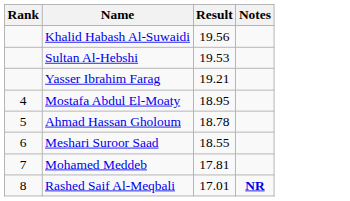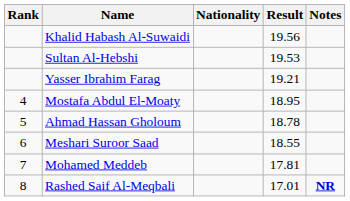+ column: (228, 15)
